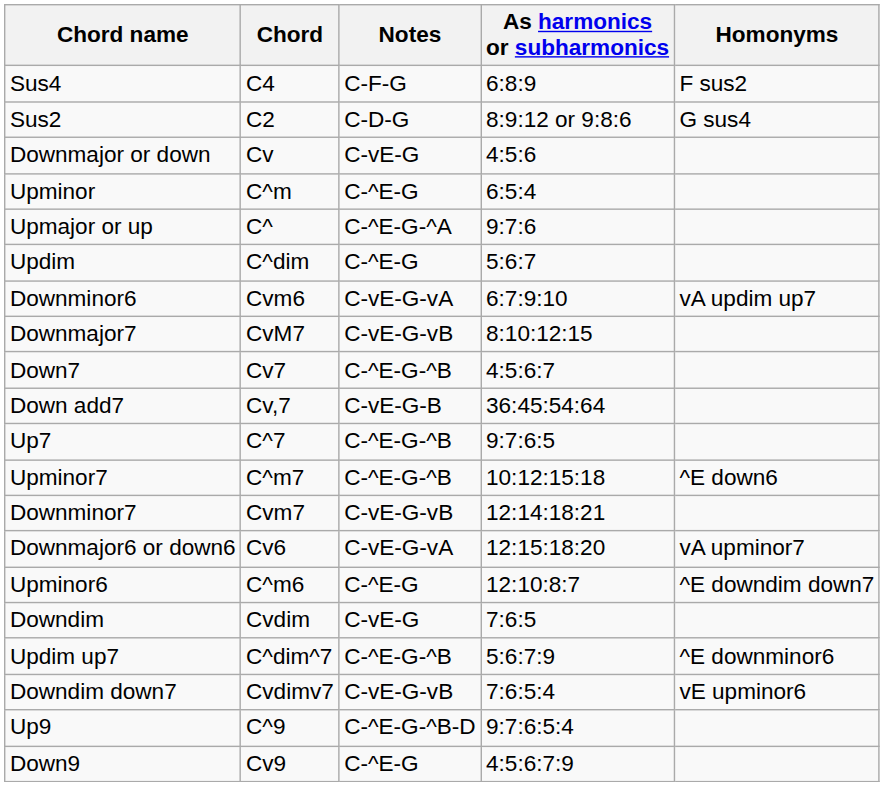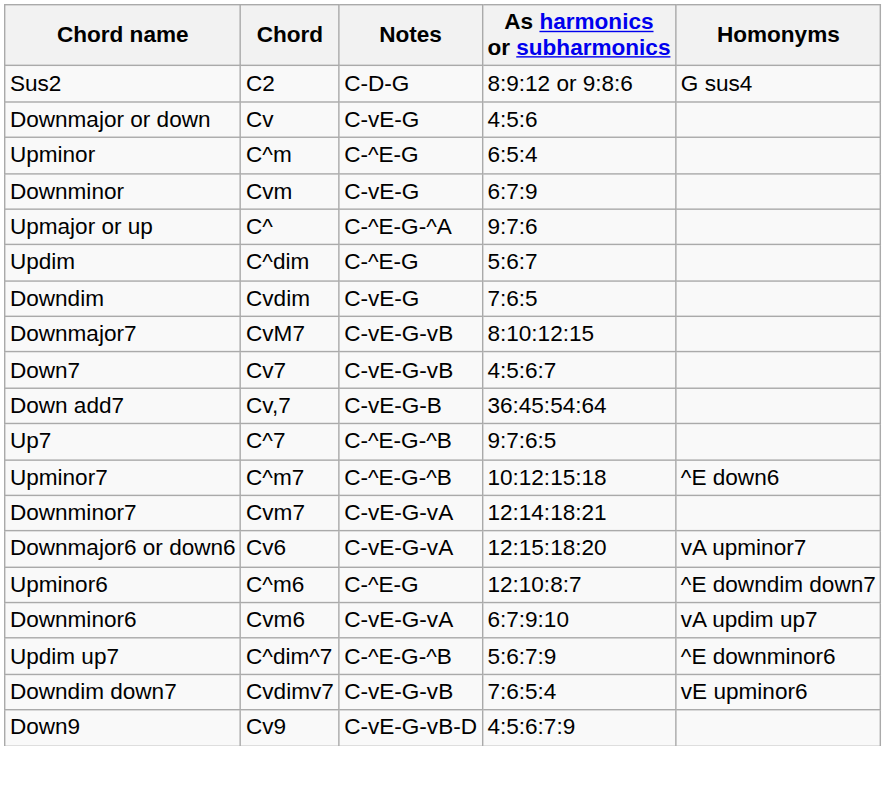- row: (36, 83)
+ row: (67, 190)
rows swapped: (57, 620) <-> (73, 298)
(398, 369) C-^E-G-^B -> (399, 369) C-vE-G-vB
(399, 512) C-vE-G-vB -> (399, 512) C-vE-G-vA
- row: (31, 727)
(381, 763) C-^E-G -> (411, 727) C-vE-G-vB-D
